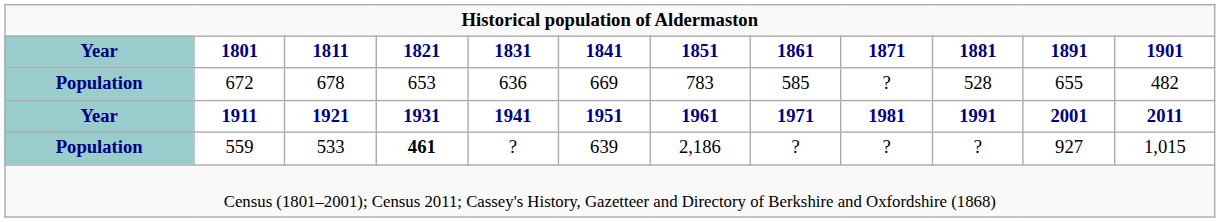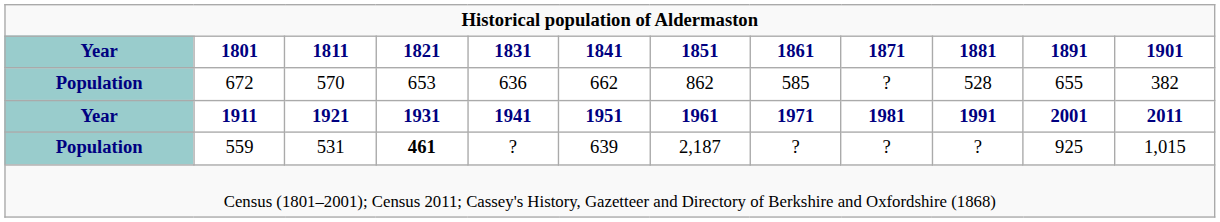(331, 83) 678 -> (331, 83) 570
(604, 83) 669 -> (604, 83) 662
(700, 83) 783 -> (700, 83) 862
(1165, 83) 482 -> (1165, 83) 382
(331, 147) 533 -> (331, 147) 531
(700, 147) 2,186 -> (700, 147) 2,187
(1069, 147) 927 -> (1069, 147) 925
